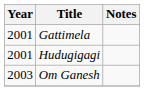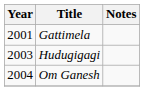(20, 55) 2001 -> (20, 55) 2003
(20, 75) 2003 -> (20, 75) 2004
